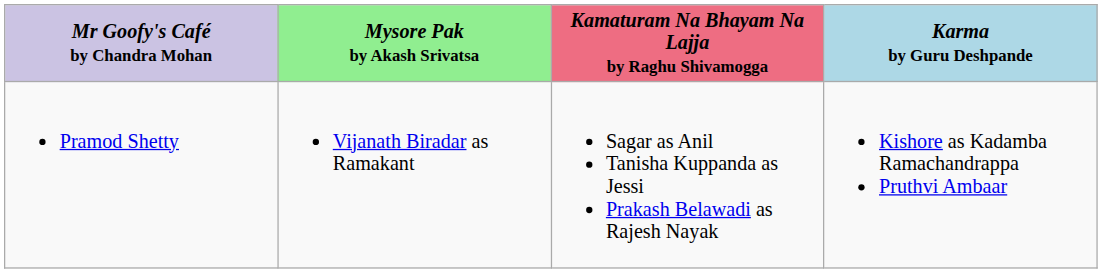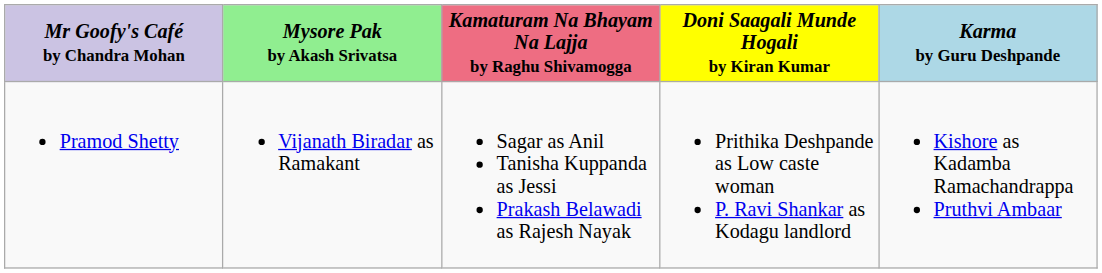+ column: (769, 43)
